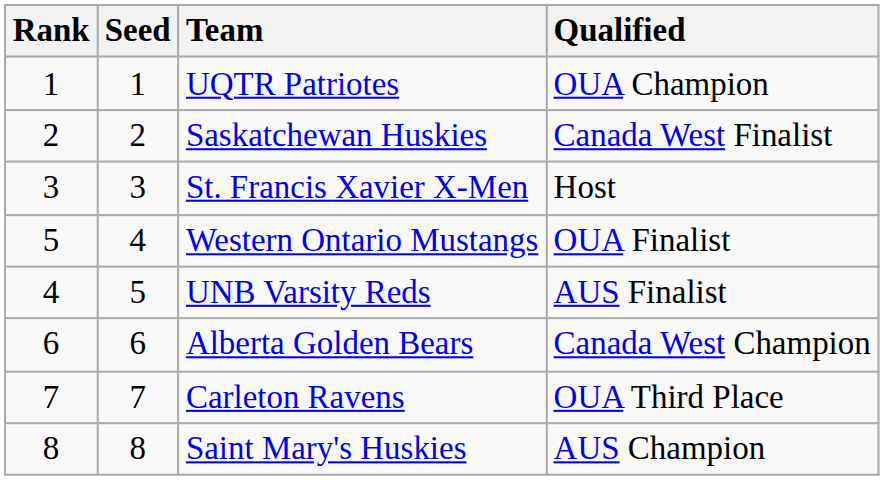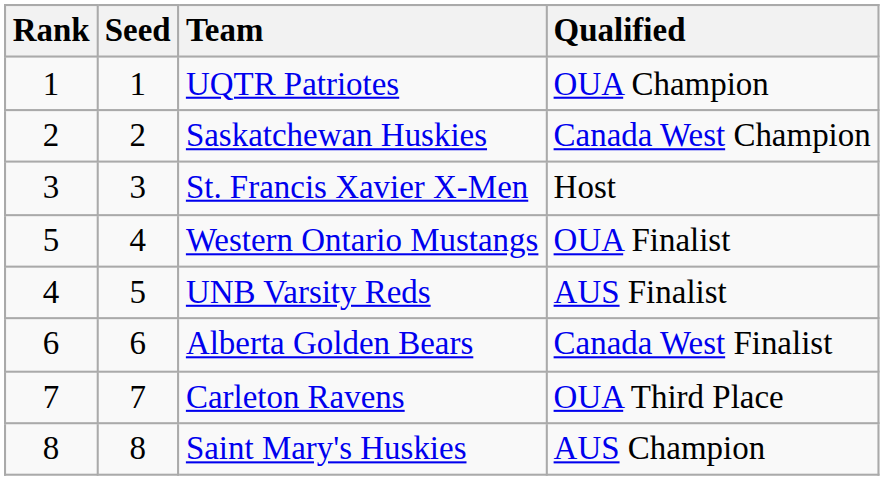(693, 135) Canada West Finalist -> (712, 135) Canada West Champion
(712, 344) Canada West Champion -> (693, 344) Canada West Finalist
